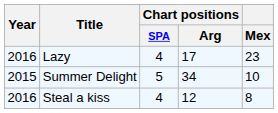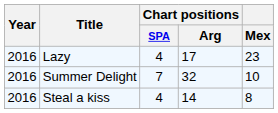(22, 77) 2015 -> (22, 77) 2016
(159, 77) 5 -> (159, 77) 7
(189, 77) 34 -> (189, 77) 32
(189, 98) 12 -> (189, 98) 14
